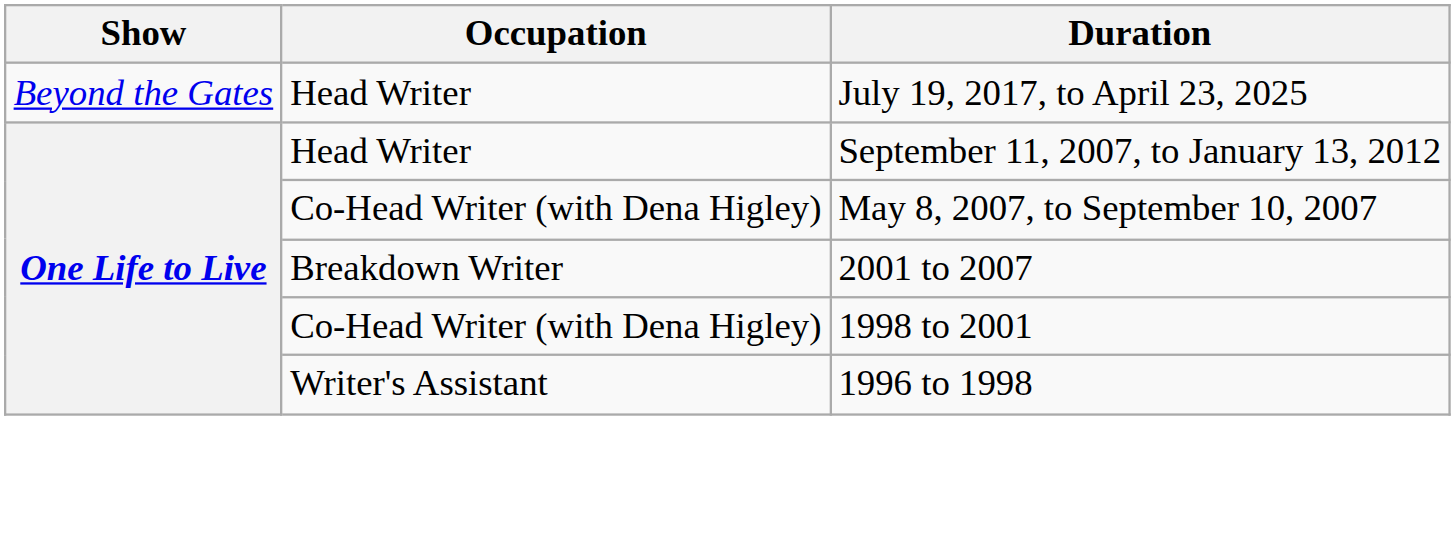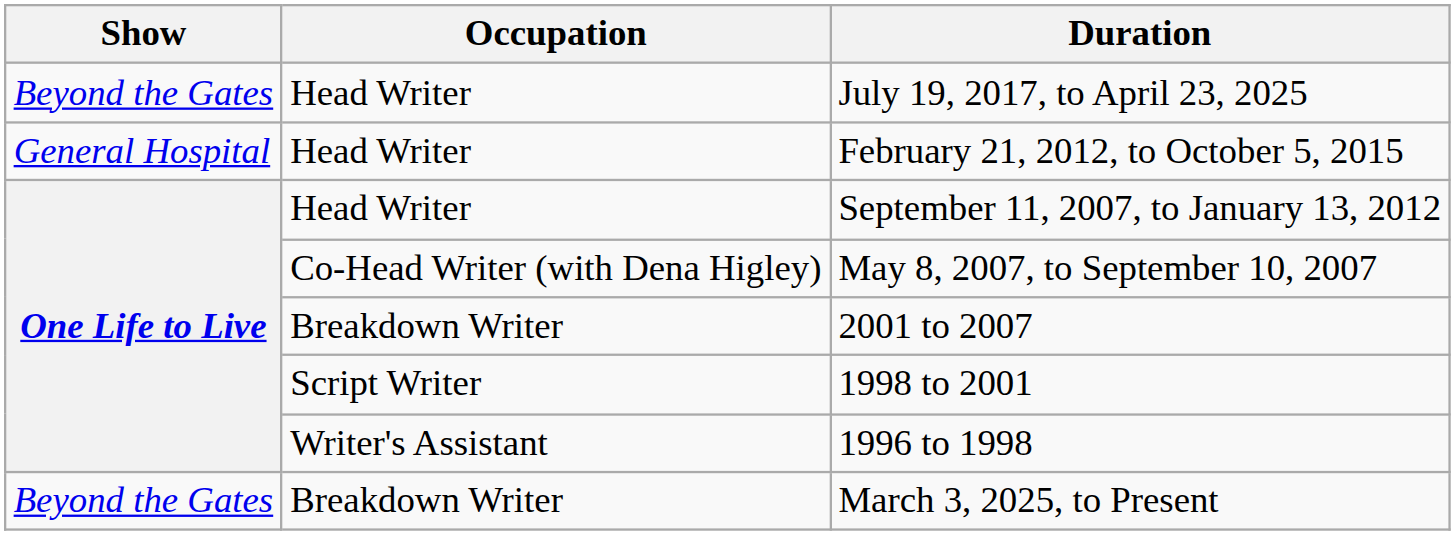+ row: (1121, 150)
(556, 325) Co-Head Writer (with Dena Higley) -> (386, 383) Script Writer
+ row: (1029, 500)
